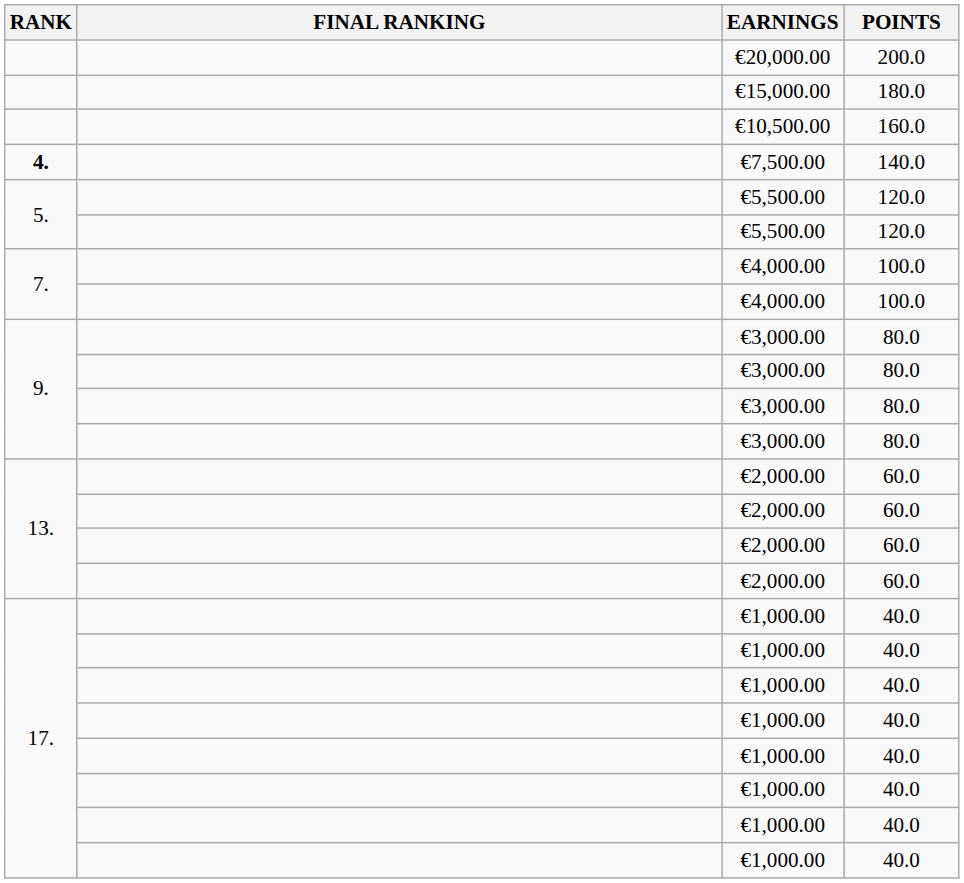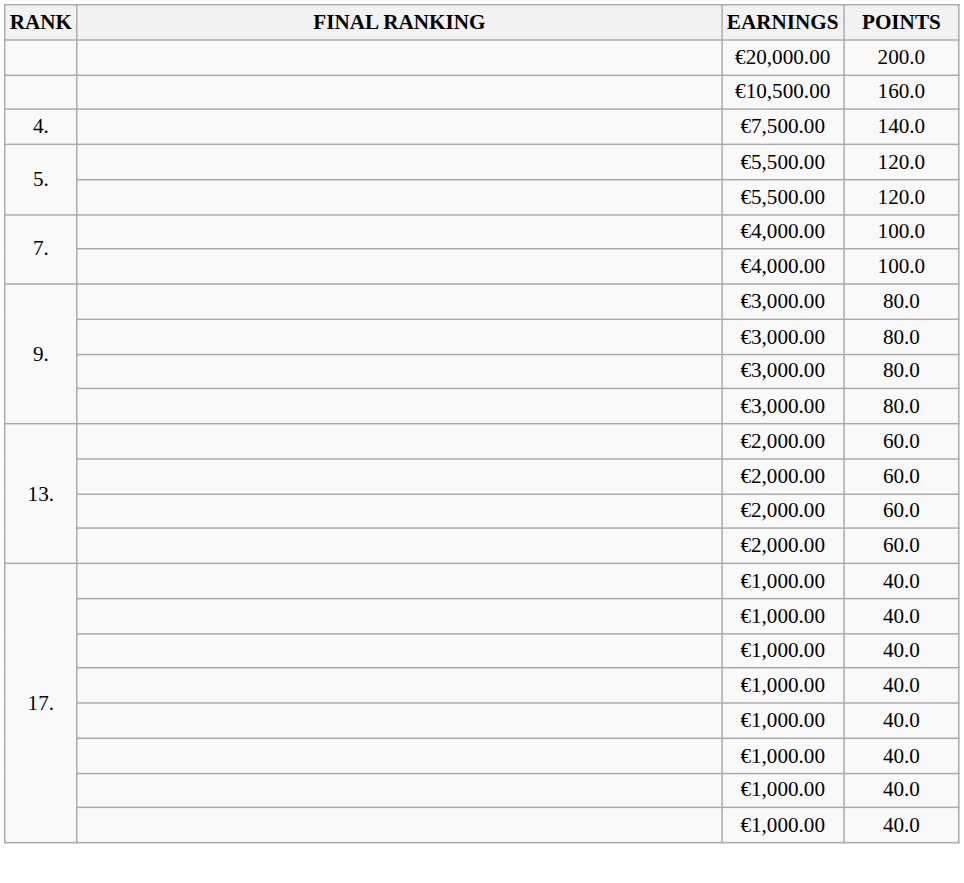- row: (783, 92)
(41, 161) bold -> (41, 127) normal
